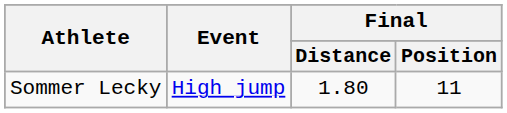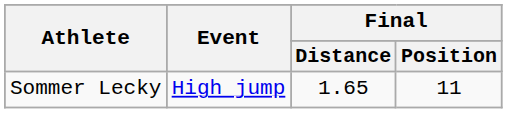(343, 89) 1.80 -> (343, 89) 1.65
